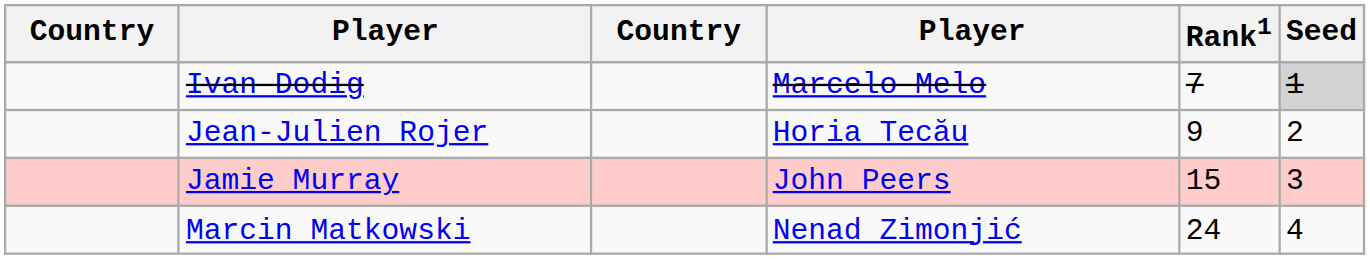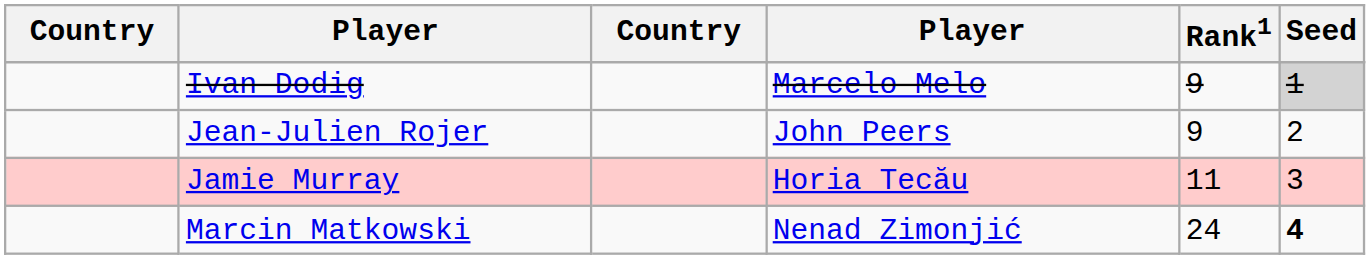(1195, 85) 7 -> (1195, 85) 9
(871, 133) Horia Tecău -> (862, 133) John Peers
(862, 182) John Peers -> (871, 182) Horia Tecău
(1204, 182) 15 -> (1204, 182) 11
(1295, 230) normal -> (1295, 230) bold
